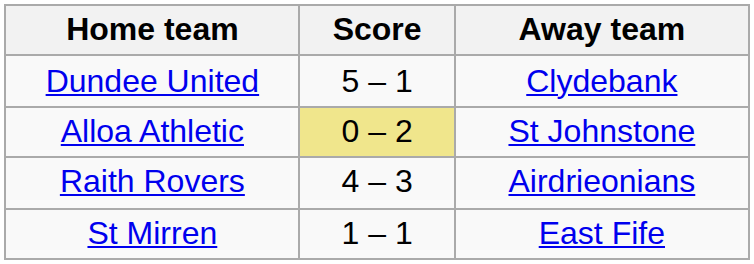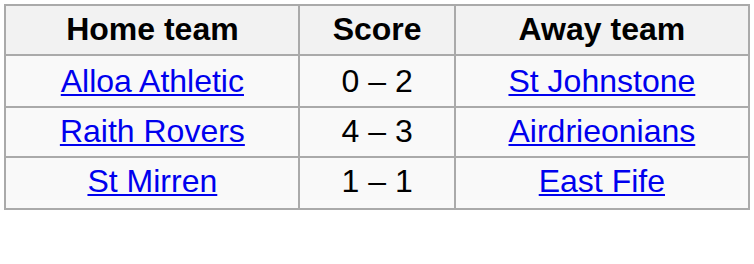- row: (152, 80)
(377, 131) khaki background -> (377, 80) no background
